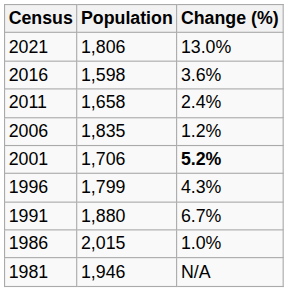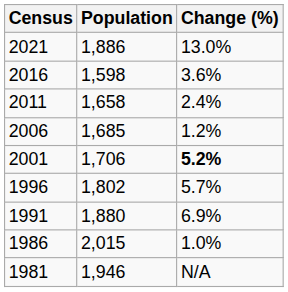(103, 46) 1,806 -> (103, 46) 1,886
(103, 131) 1,835 -> (103, 131) 1,685
(103, 187) 1,799 -> (103, 187) 1,802
(201, 187) 4.3% -> (201, 187) 5.7%
(201, 215) 6.7% -> (201, 215) 6.9%
